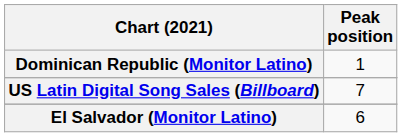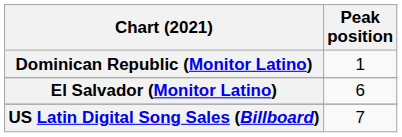rows swapped: (164, 117) <-> (164, 90)
